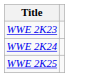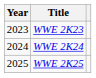+ column: (18, 13)
